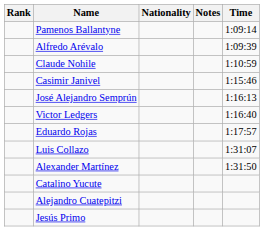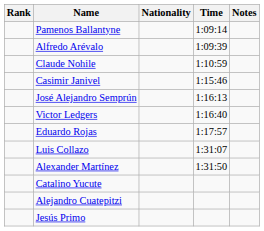columns swapped: (241, 13) <-> (208, 13)
